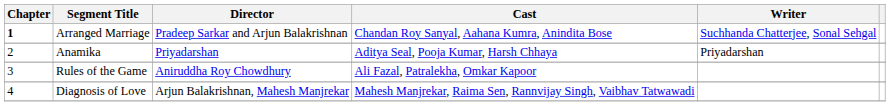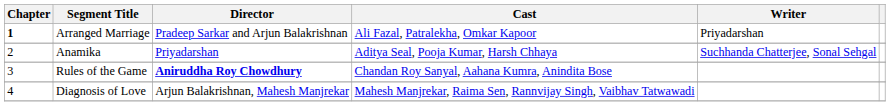(483, 33) Chandan Roy Sanyal, Aahana Kumra, Anindita Bose -> (445, 33) Ali Fazal, Patralekha, Omkar Kapoor
(788, 33) Suchhanda Chatterjee, Sonal Sehgal -> (732, 33) Priyadarshan
(732, 52) Priyadarshan -> (788, 52) Suchhanda Chatterjee, Sonal Sehgal
(223, 71) normal -> (228, 71) bold
(445, 71) Ali Fazal, Patralekha, Omkar Kapoor -> (483, 71) Chandan Roy Sanyal, Aahana Kumra, Anindita Bose
